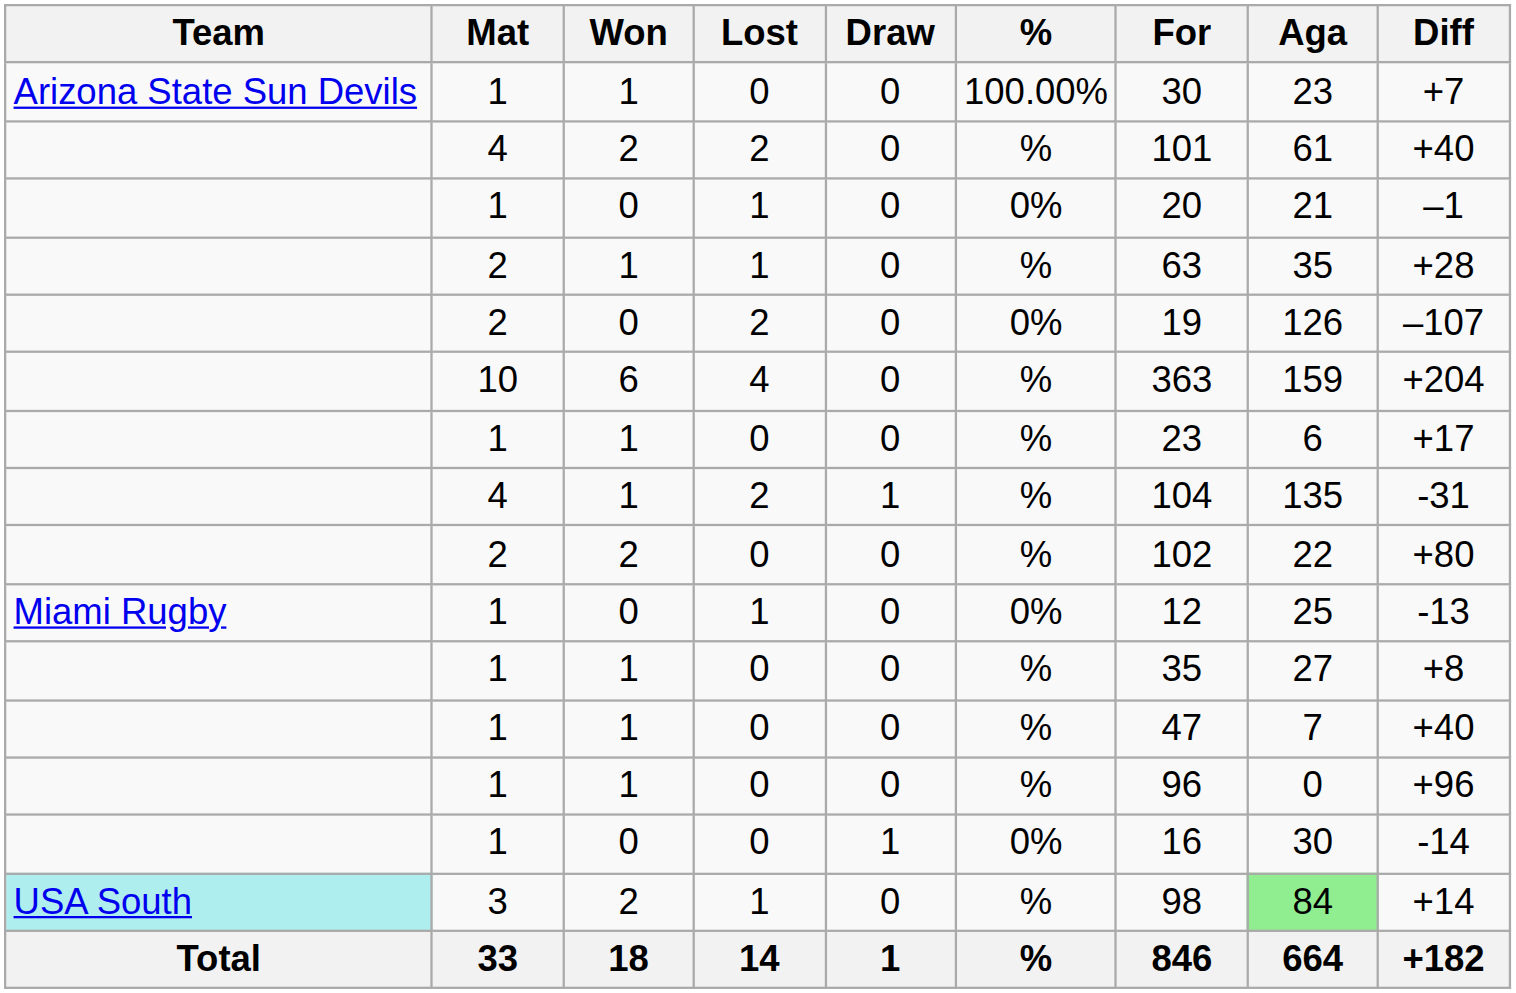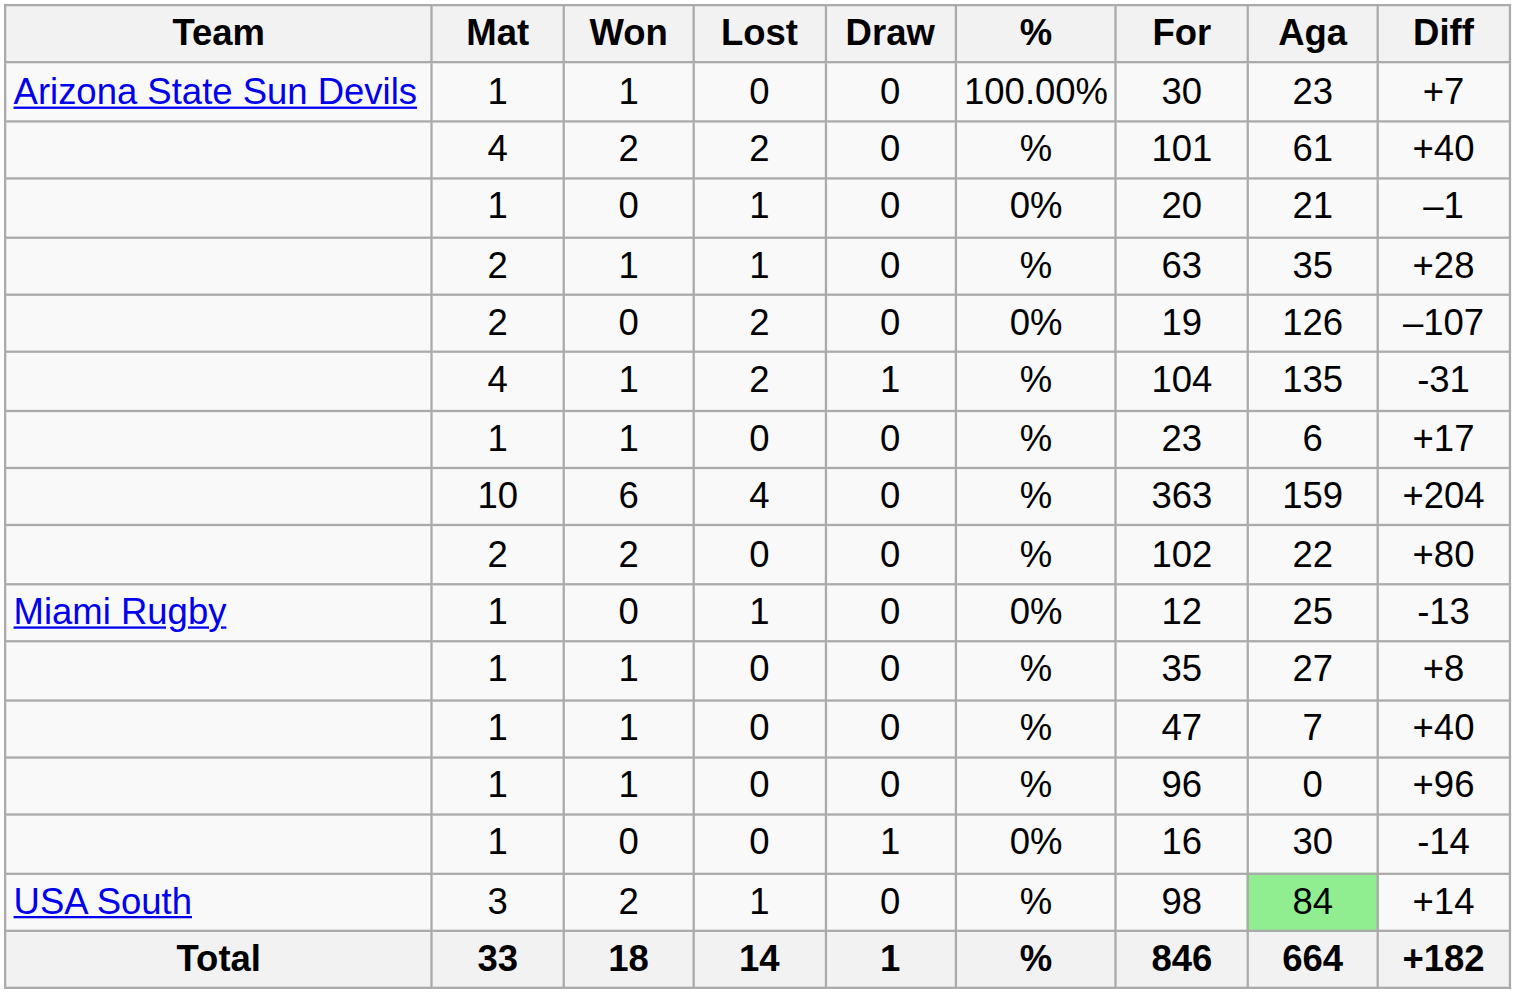rows swapped: (498, 380) <-> (498, 496)
(103, 901) paleturquoise background -> (103, 901) no background
